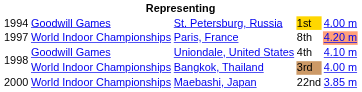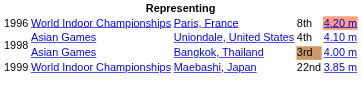- row: (228, 23)
(16, 38) 1997 -> (16, 23) 1996
(71, 53) Goodwill Games -> (64, 38) Asian Games
(101, 68) World Indoor Championships -> (64, 53) Asian Games
(16, 83) 2000 -> (16, 68) 1999
